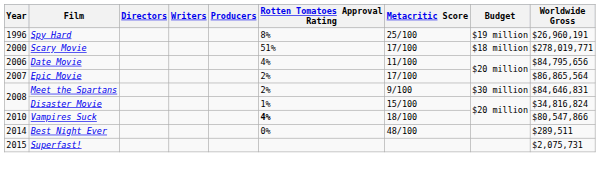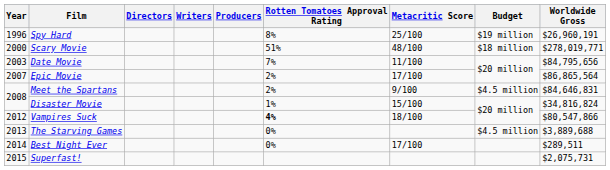(402, 49) 17/100 -> (407, 49) 48/100
(17, 62) 2006 -> (17, 62) 2003
(266, 62) 4% -> (271, 62) 7%
(500, 90) $30 million -> (508, 90) $4.5 million
(17, 117) 2010 -> (17, 117) 2012
+ row: (77, 131)
(402, 131) 48/100 -> (407, 145) 17/100
